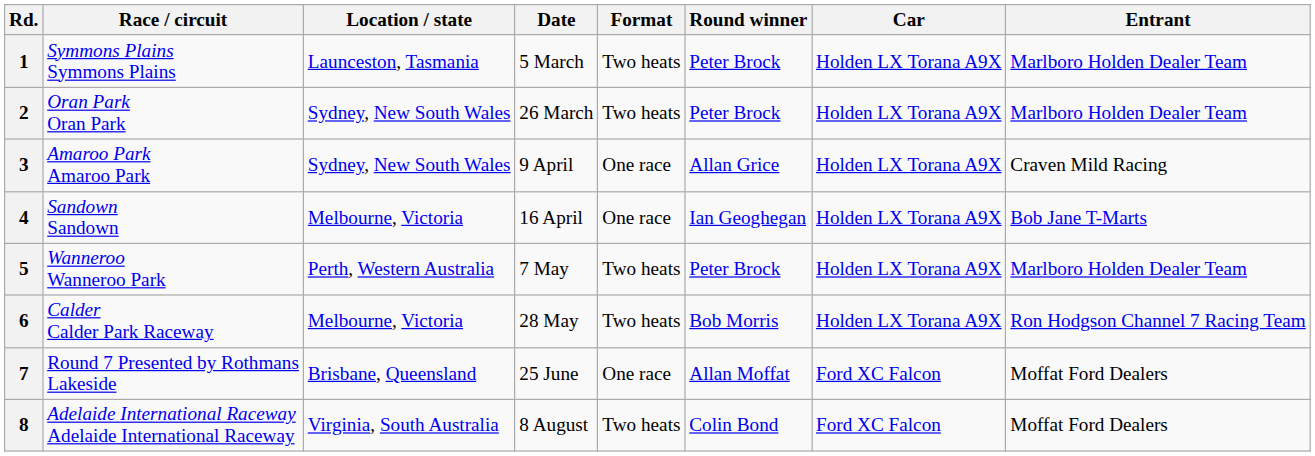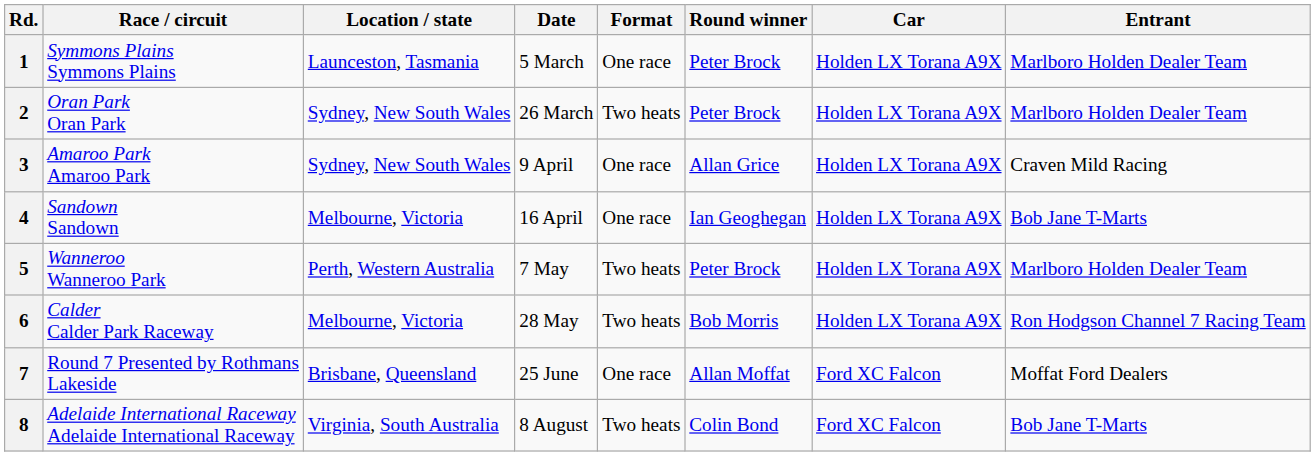(641, 60) Two heats -> (637, 60) One race
(1089, 425) Moffat Ford Dealers -> (1079, 425) Bob Jane T-Marts
